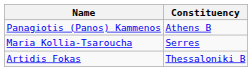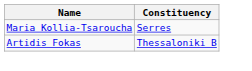- row: (84, 28)
